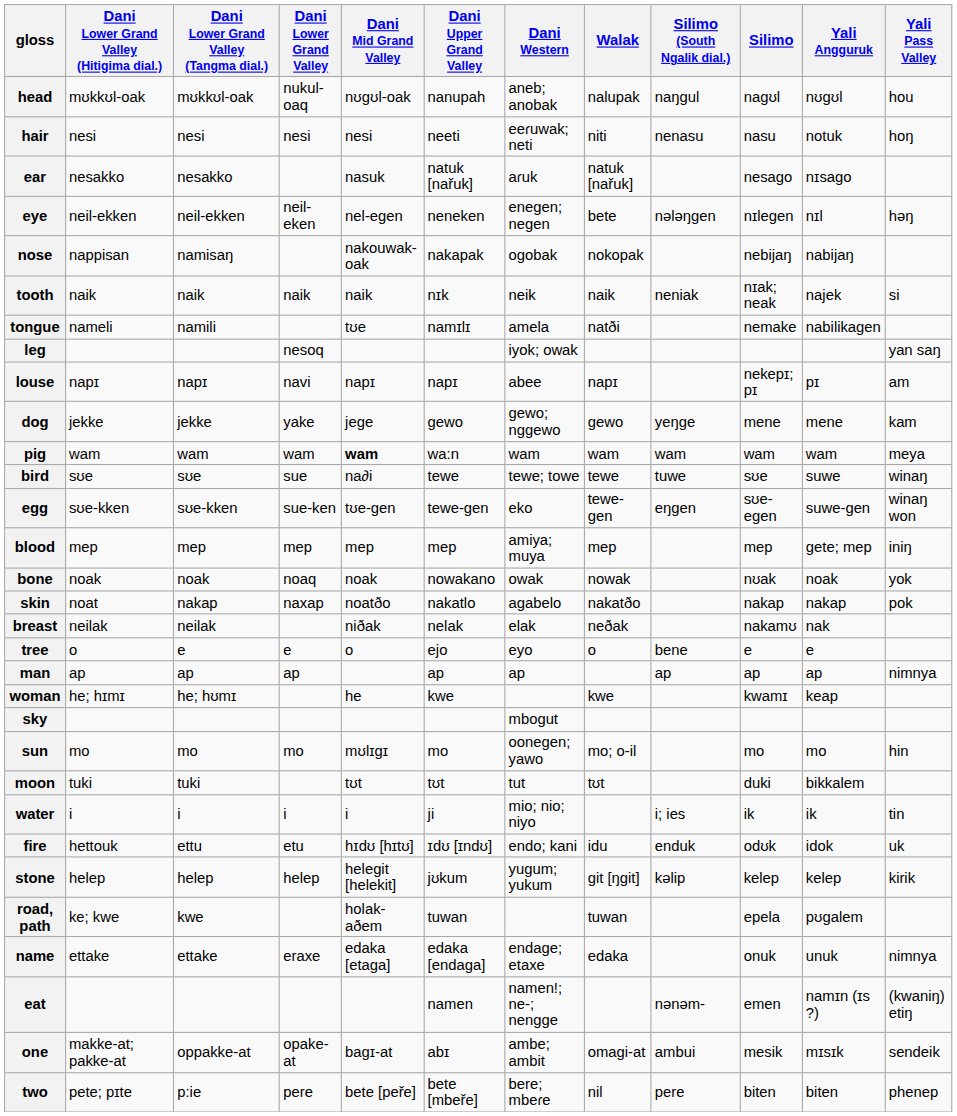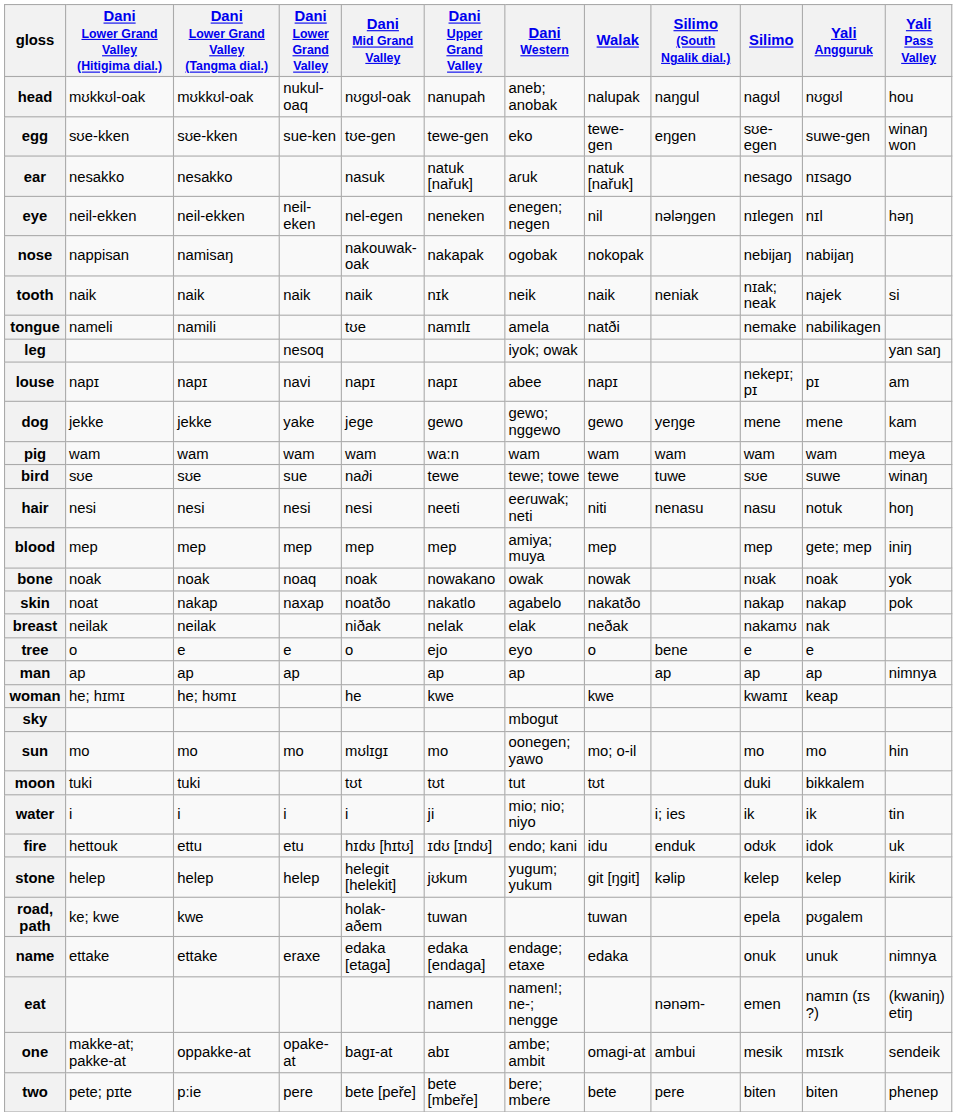rows swapped: (35, 136) <-> (35, 508)
(602, 216) bete -> (595, 216) nil
(362, 453) bold -> (361, 453) normal
(595, 1092) nil -> (602, 1092) bete
